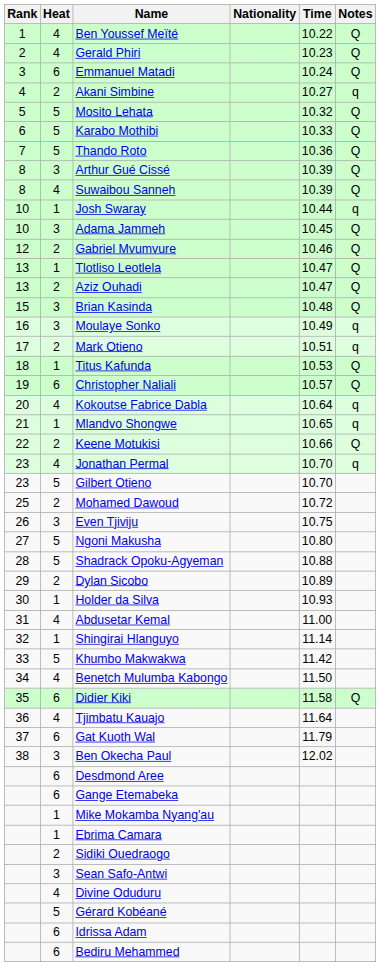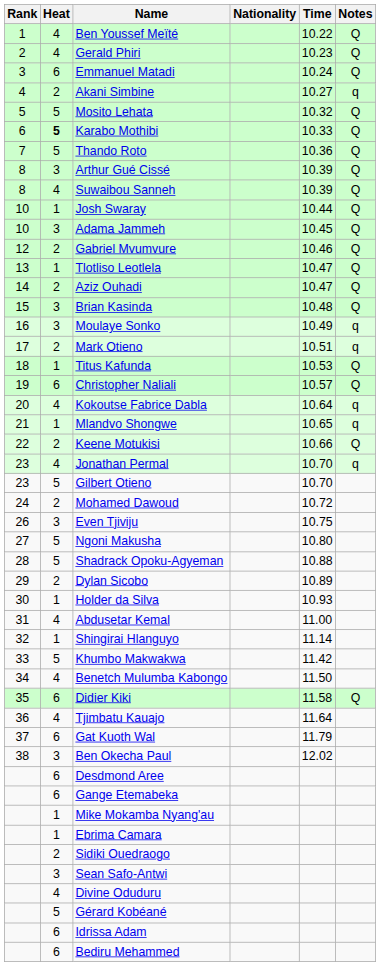(56, 131) normal -> (56, 131) bold
(355, 209) q -> (355, 209) Q
(22, 287) 13 -> (22, 287) 14
(22, 502) 25 -> (22, 502) 24
